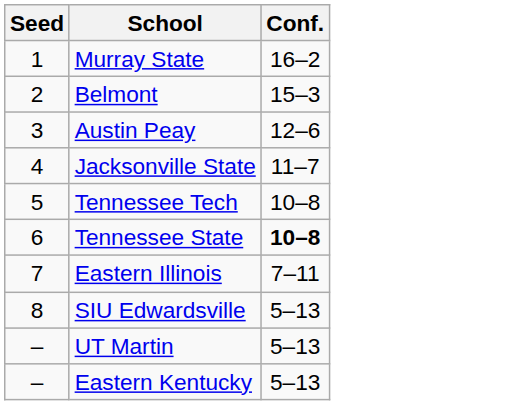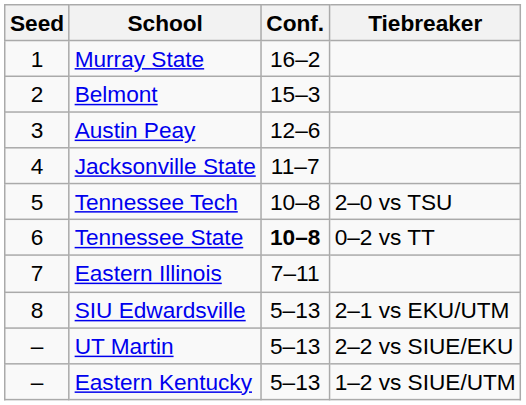+ column: (425, 23)
